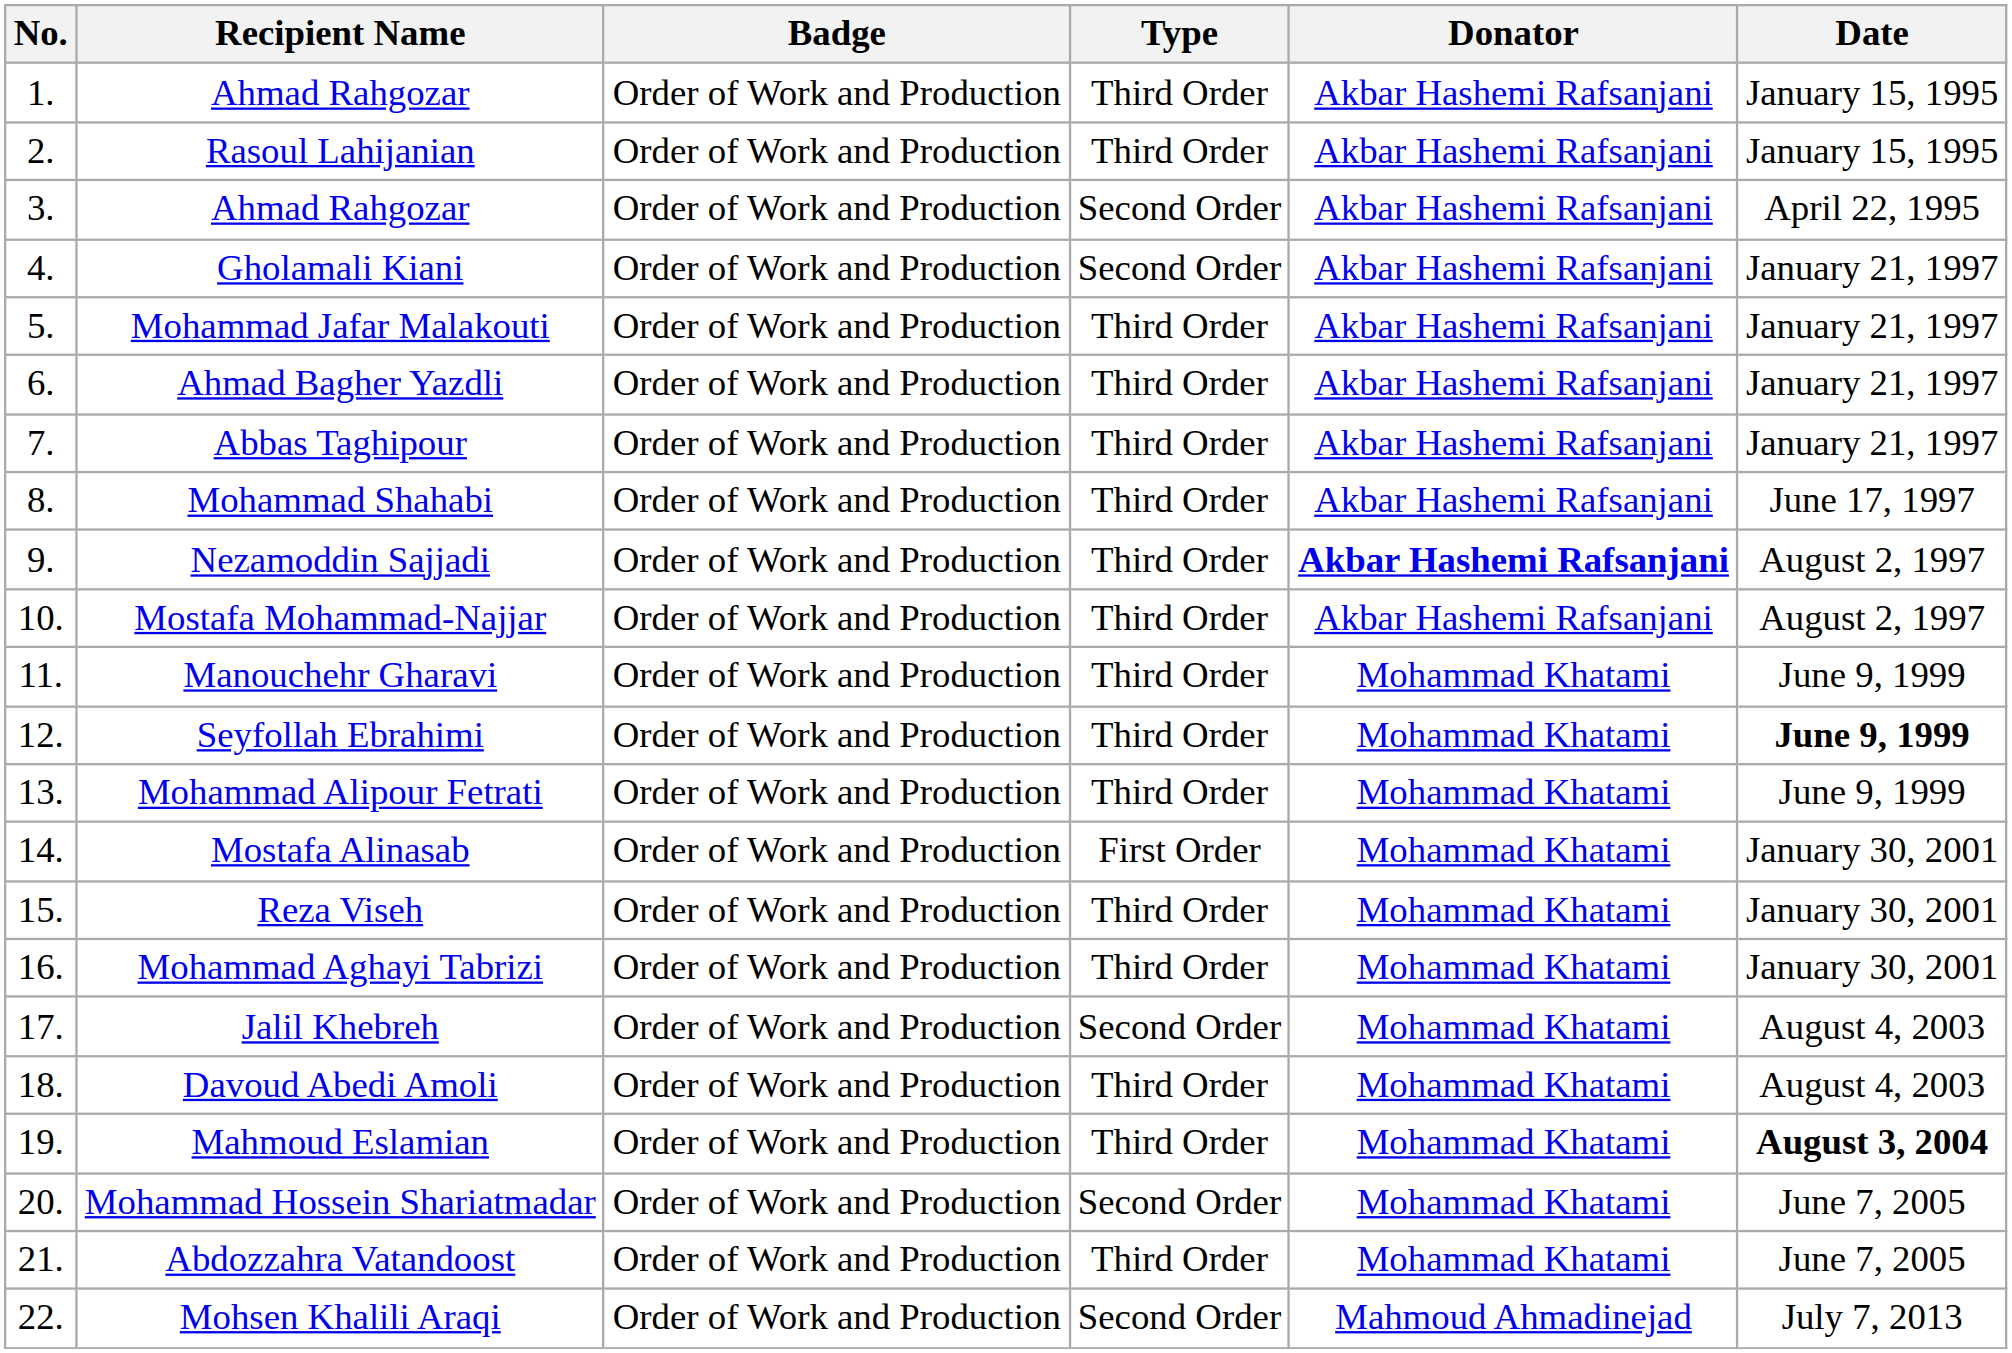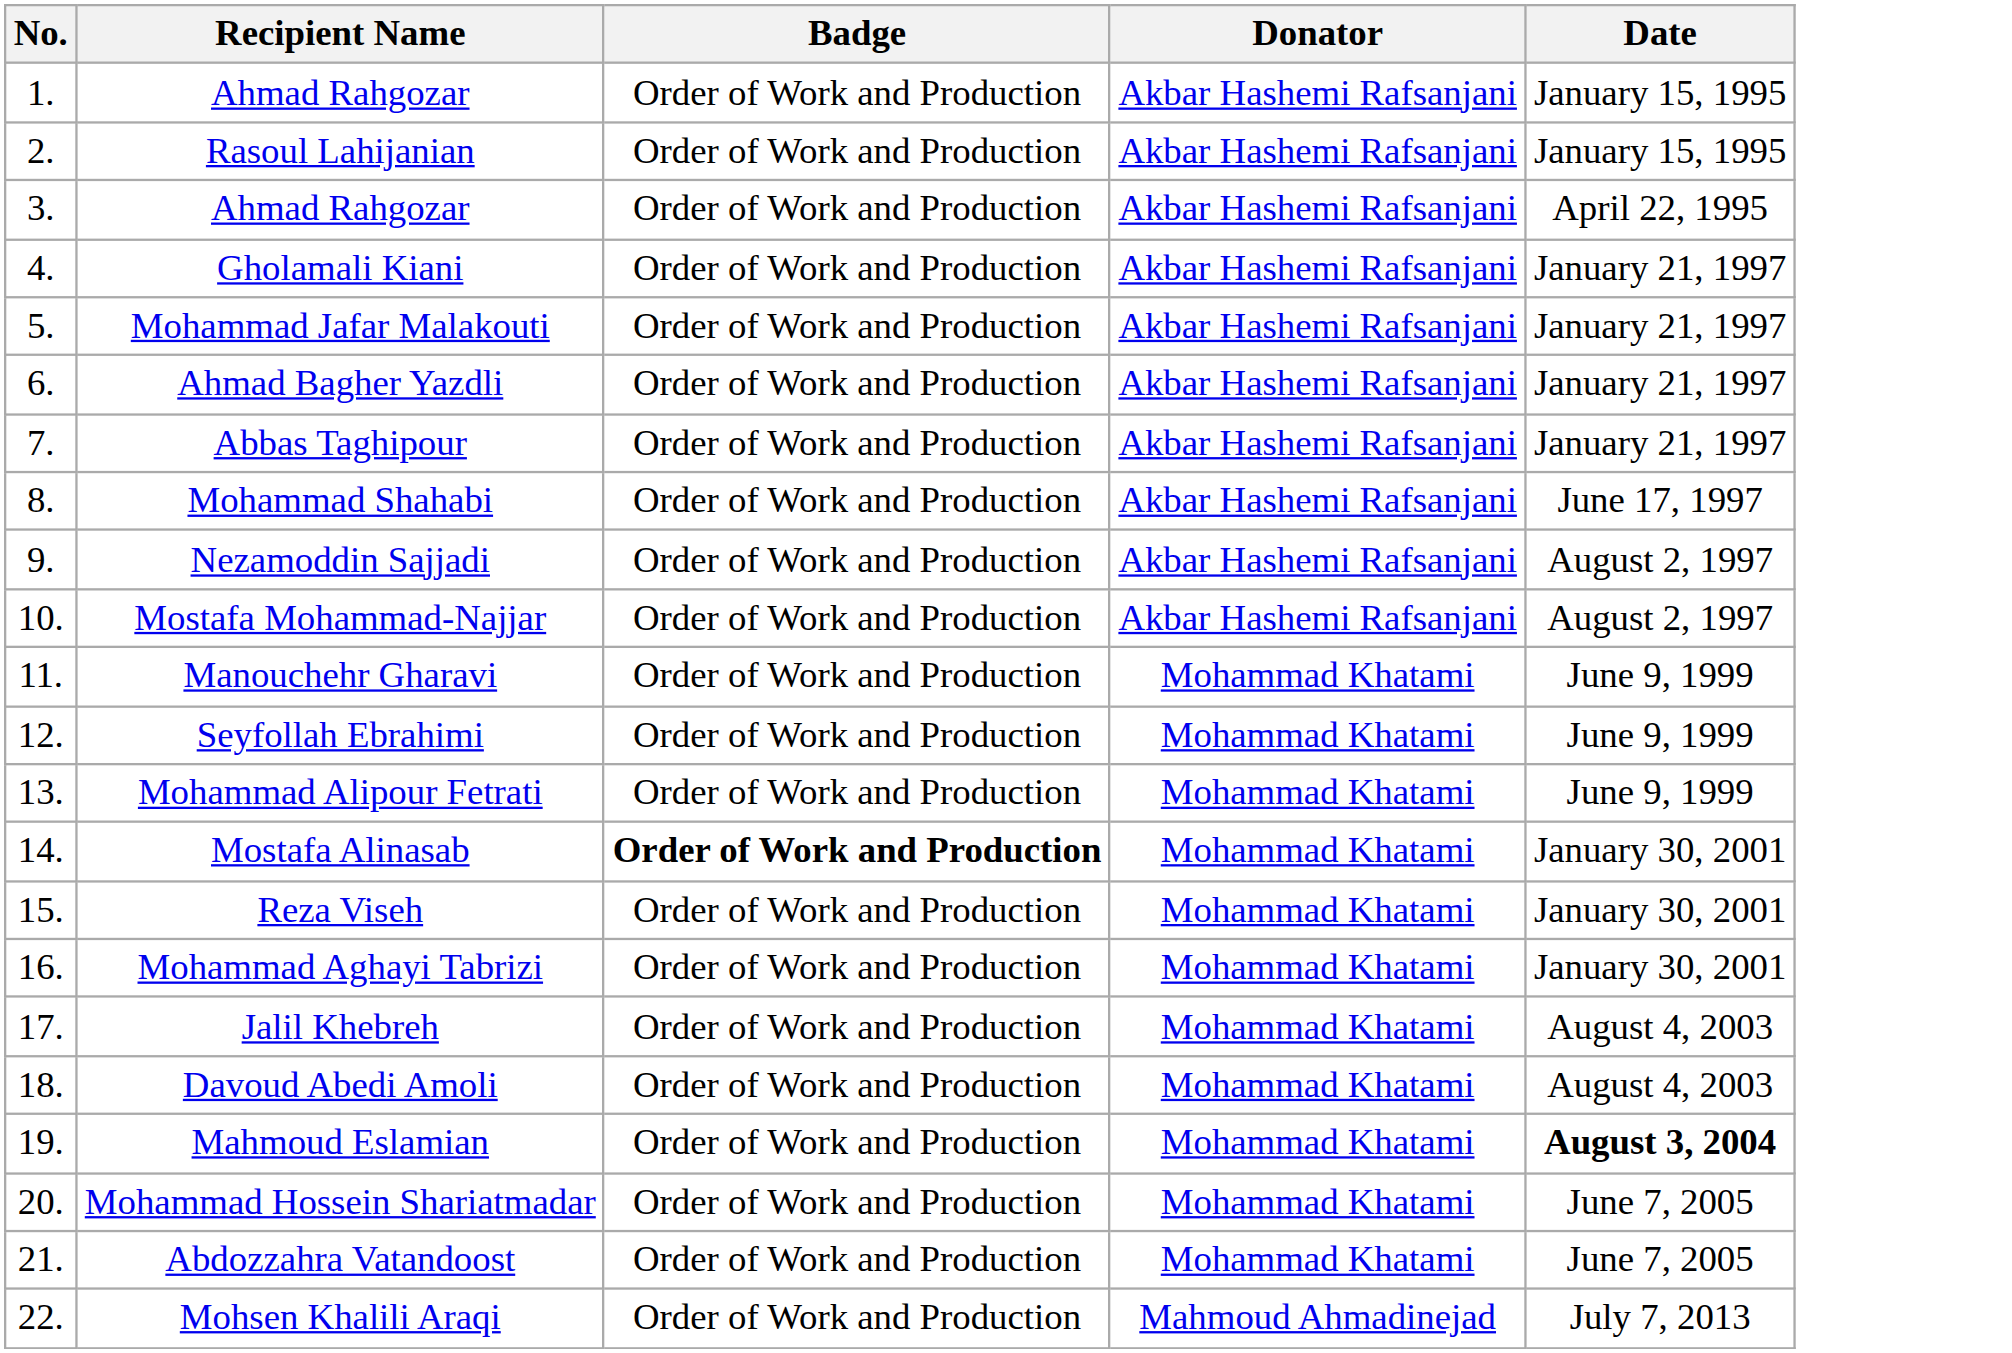- column: (1179, 33)
(1514, 558) bold -> (1318, 558) normal
(1872, 734) bold -> (1660, 734) normal
(837, 850) normal -> (857, 850) bold
